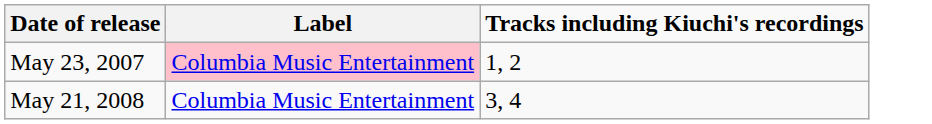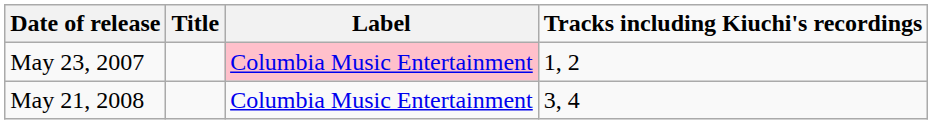+ column: (195, 23)
